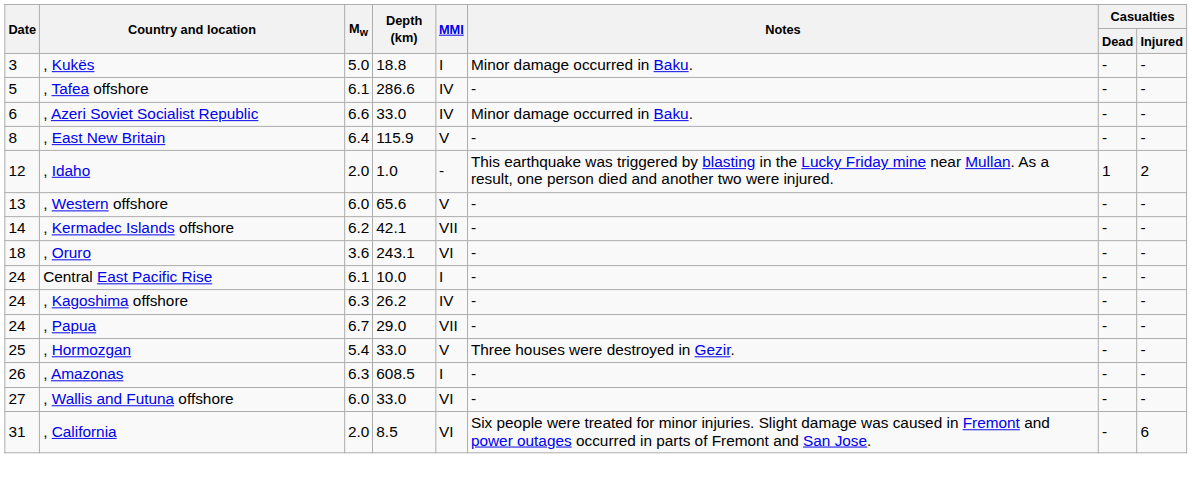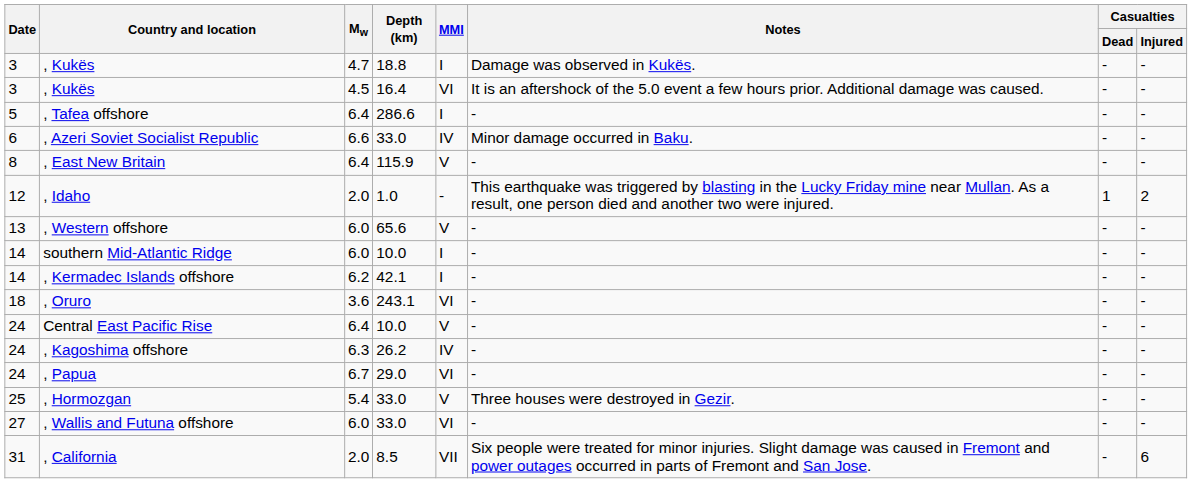(359, 65) 5.0 -> (359, 65) 4.7
(582, 65) Minor damage occurred in Baku. -> (583, 65) Damage was observed in Kukës.
+ row: (69, 89)
(359, 89) 6.1 -> (359, 114) 6.4
(446, 89) IV -> (441, 114) I
+ row: (138, 253)
(448, 228) VII -> (441, 277) I
(359, 277) 6.1 -> (359, 326) 6.4
(441, 277) I -> (444, 326) V
(448, 326) VII -> (446, 374) VI
- row: (83, 374)
(446, 432) VI -> (448, 456) VII
